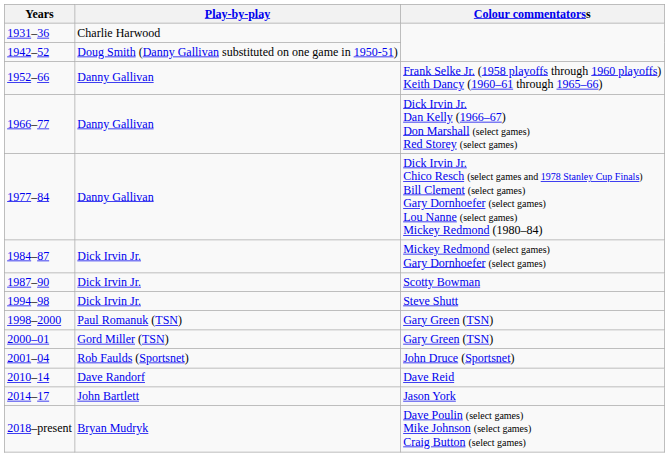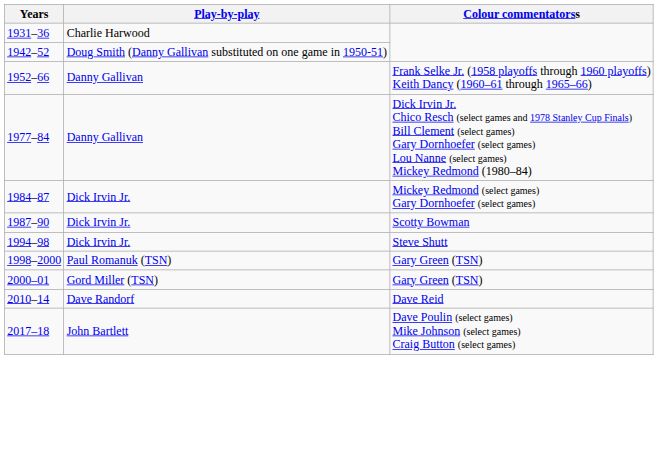- row: (28, 123)
- row: (28, 358)
- row: (28, 396)
+ row: (28, 331)
- row: (39, 428)
